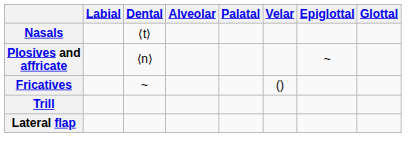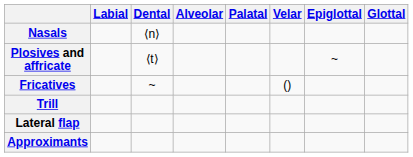(145, 33) ⟨t⟩ -> (152, 33) ⟨n⟩
(145, 59) ⟨n⟩ -> (152, 59) ⟨t⟩
+ row: (47, 142)
